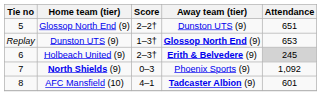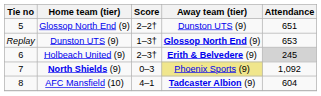(212, 69) no background -> (212, 69) khaki background
(289, 83) 601 -> (289, 83) 604
